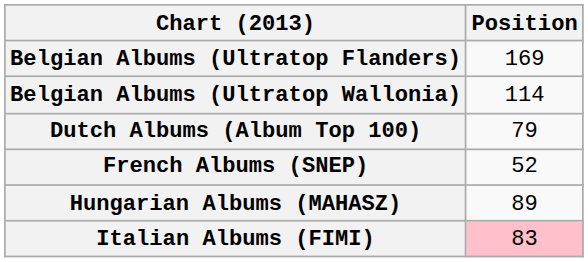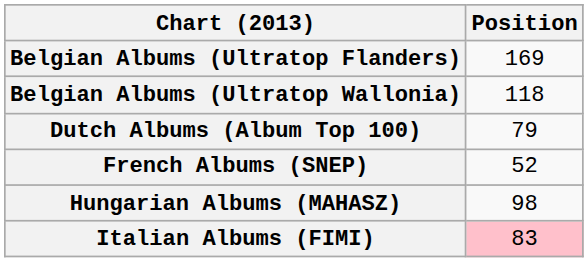(525, 95) 114 -> (525, 95) 118
(525, 203) 89 -> (525, 203) 98
